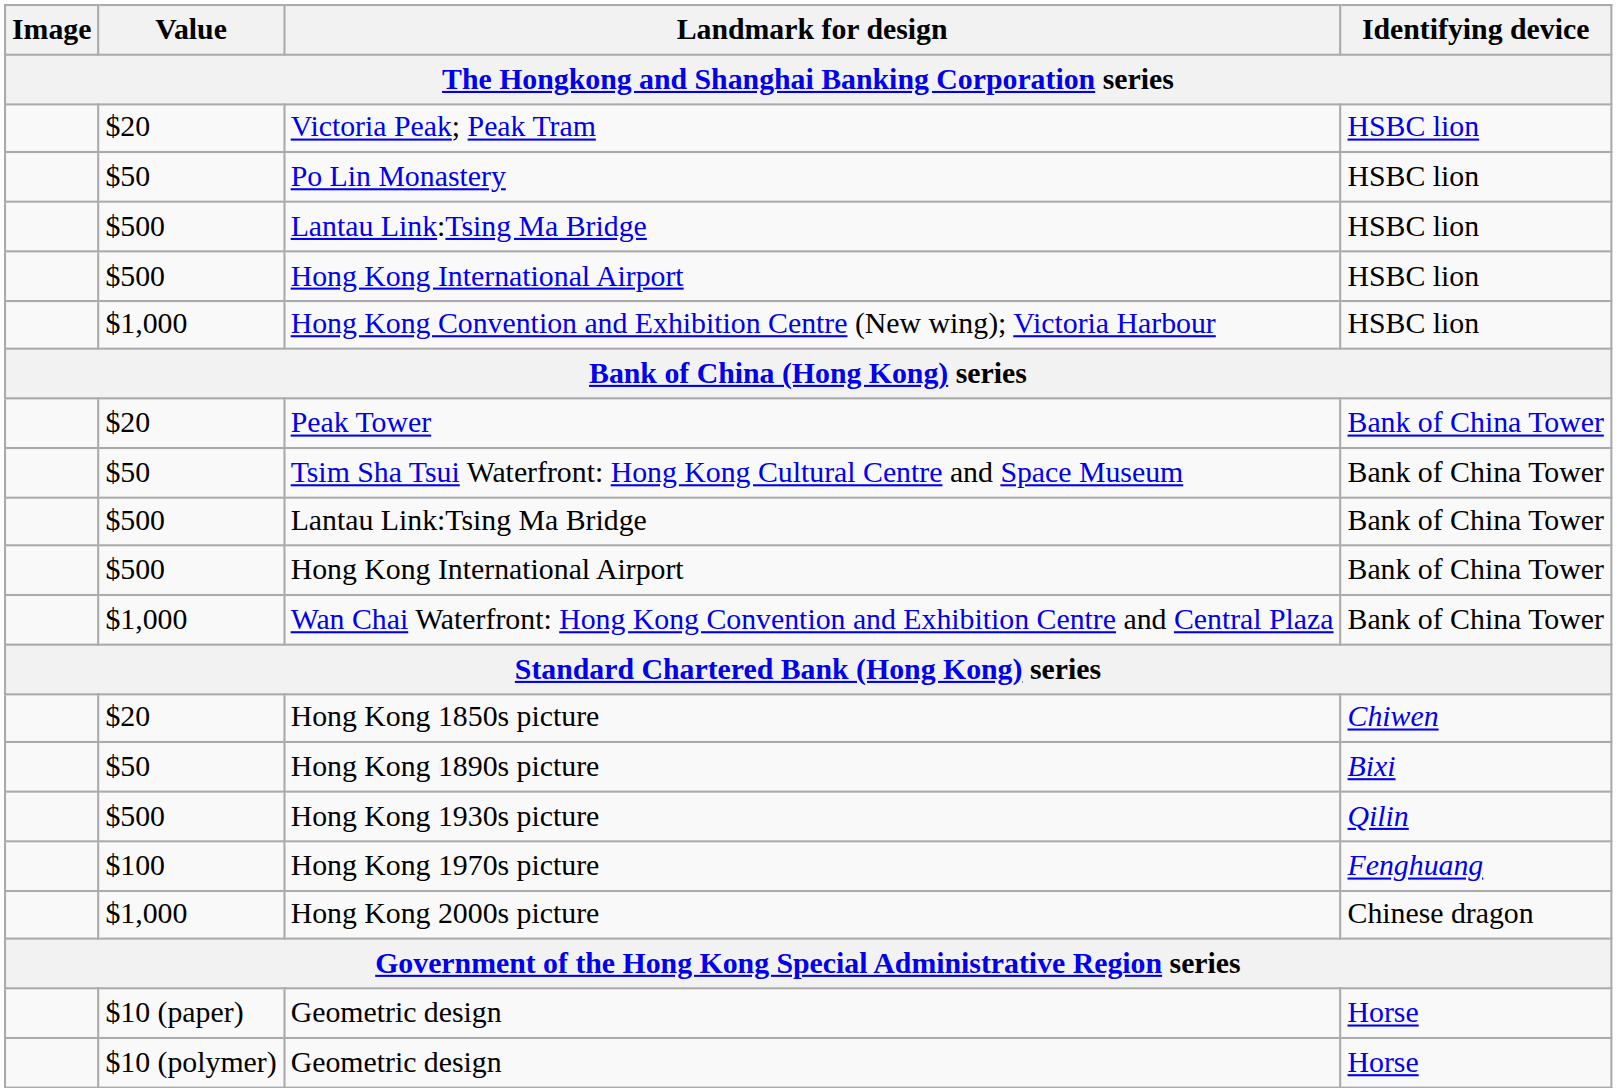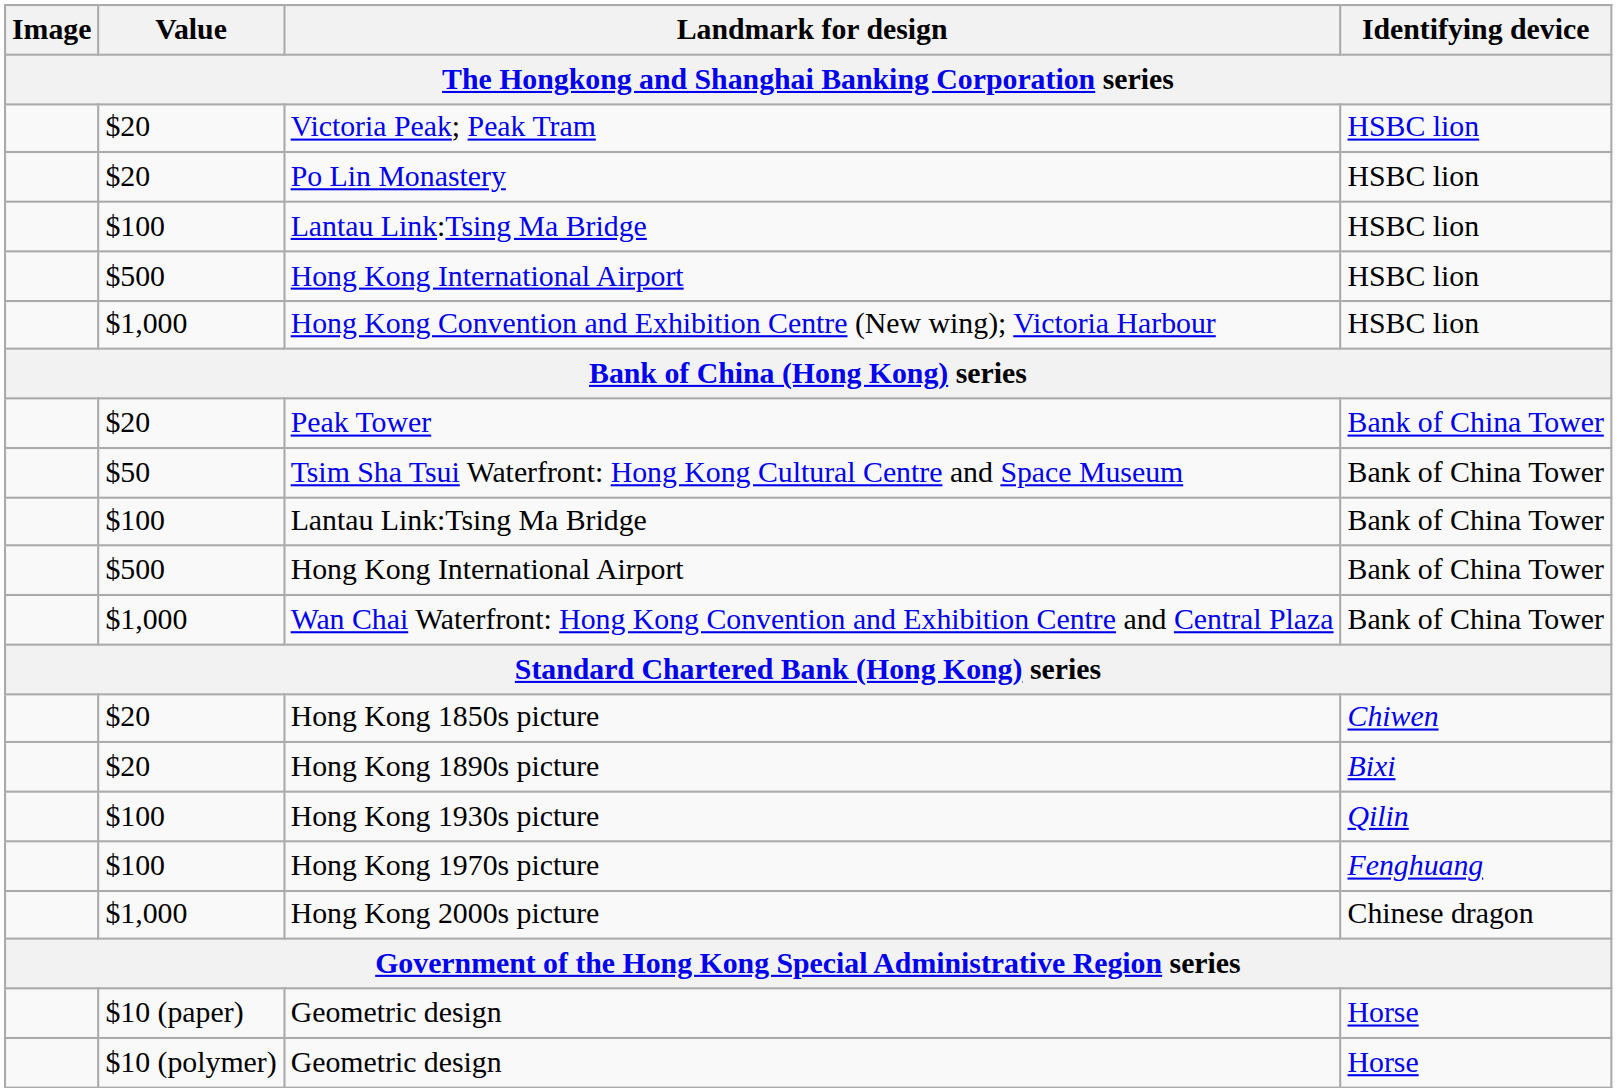(128, 176) $50 -> (128, 176) $20
(135, 226) $500 -> (135, 226) $100
(135, 521) $500 -> (135, 521) $100
(128, 766) $50 -> (128, 766) $20
(135, 816) $500 -> (135, 816) $100
